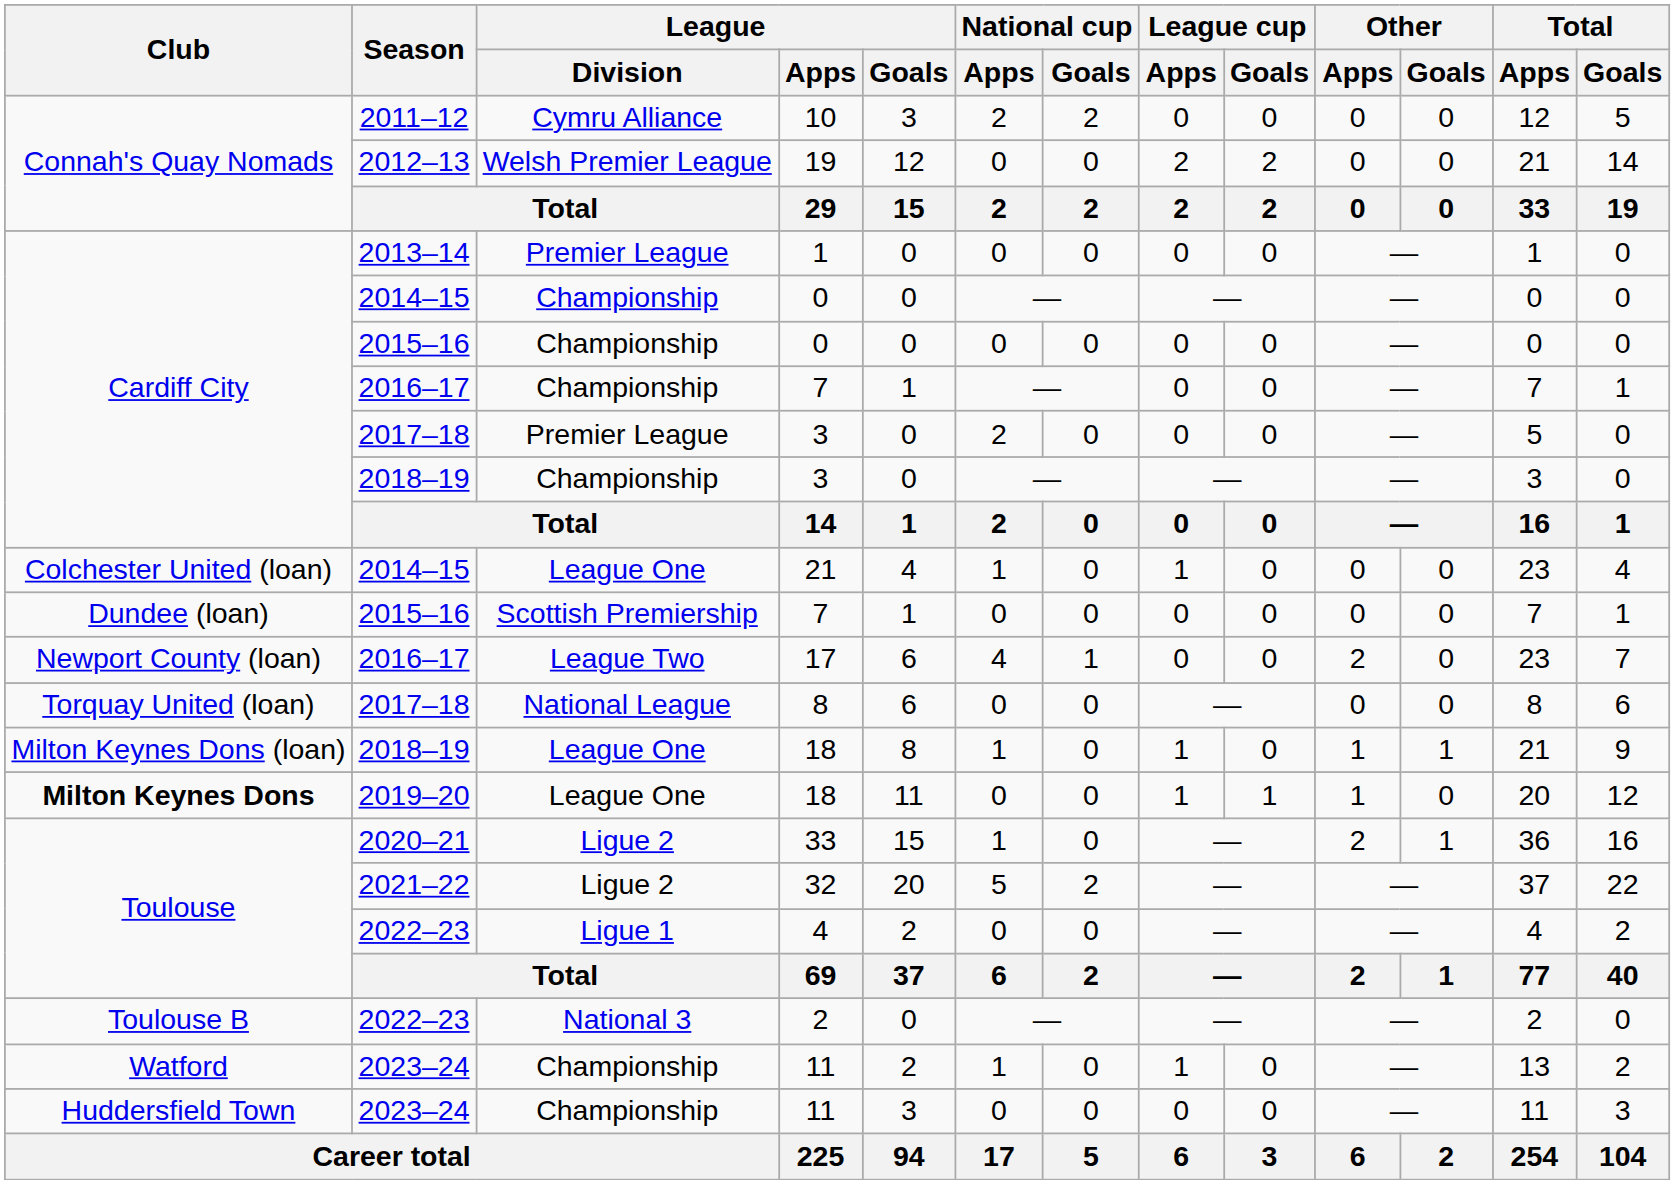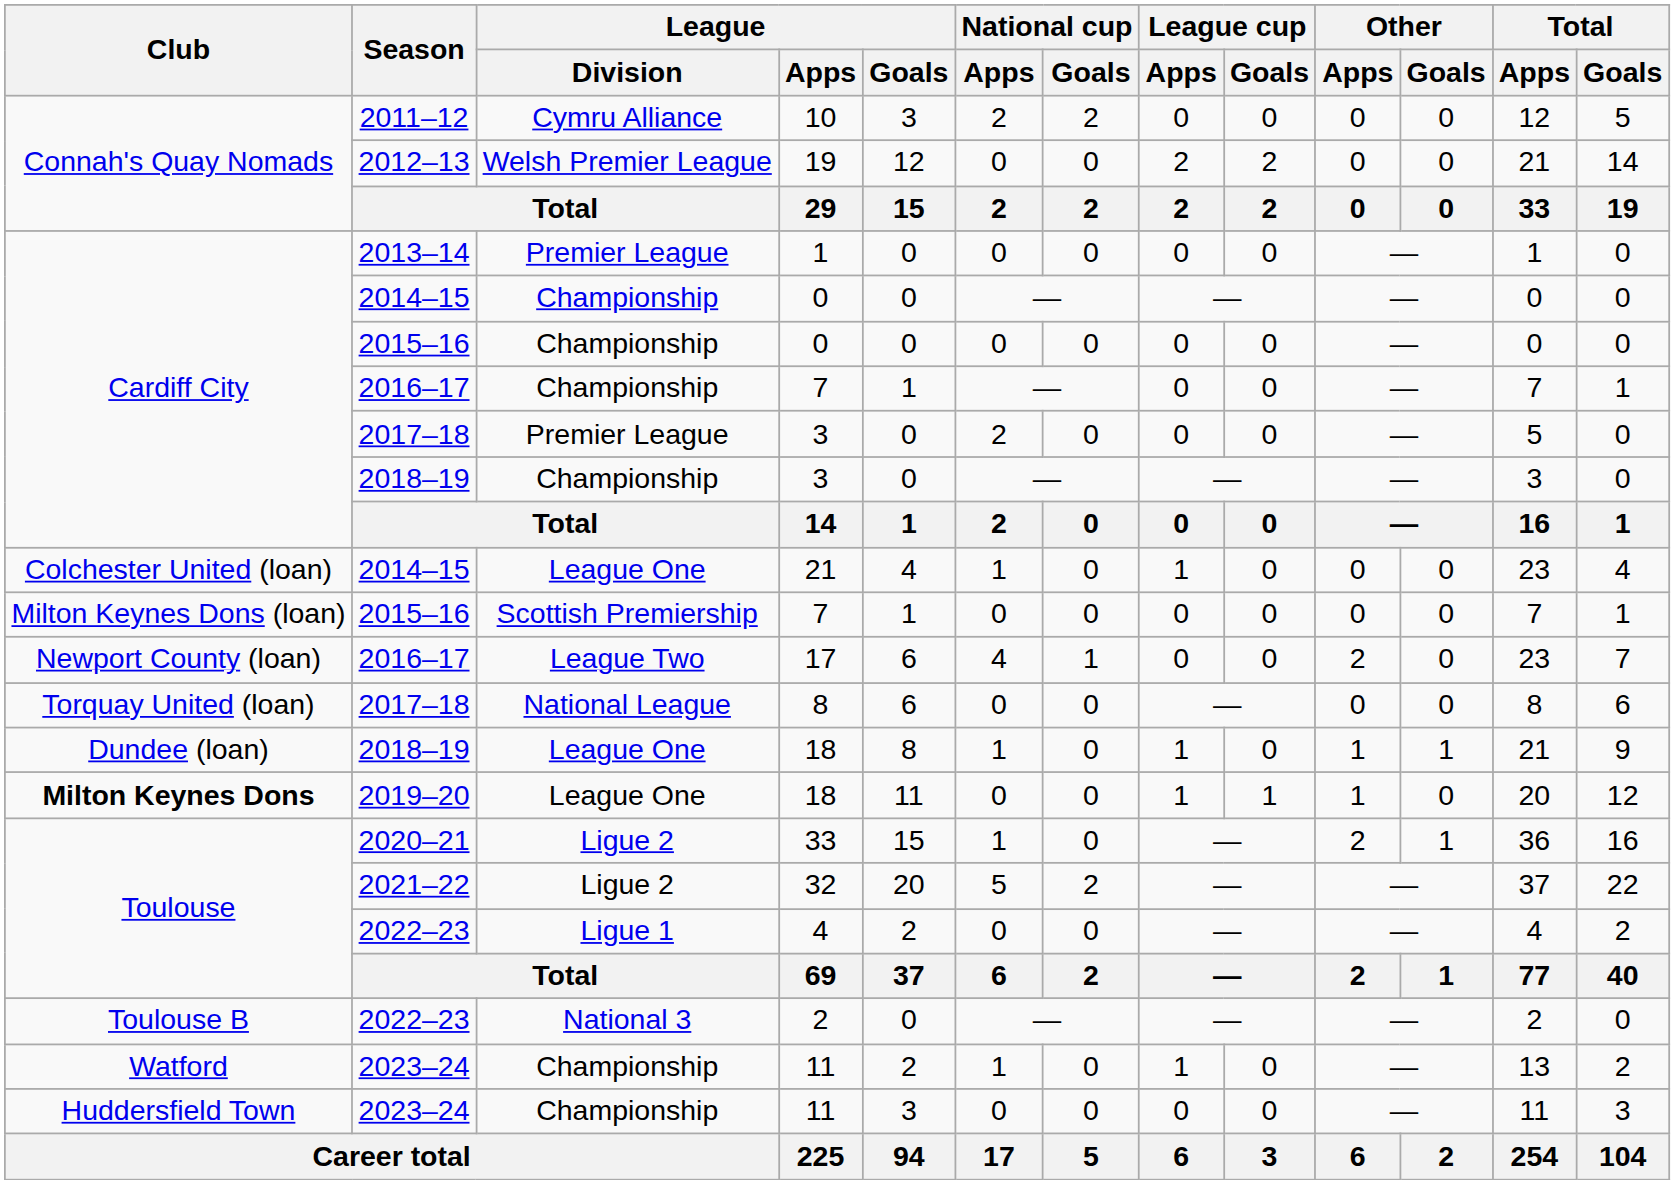(178, 614) Dundee (loan) -> (178, 614) Milton Keynes Dons (loan)
(178, 749) Milton Keynes Dons (loan) -> (178, 749) Dundee (loan)
